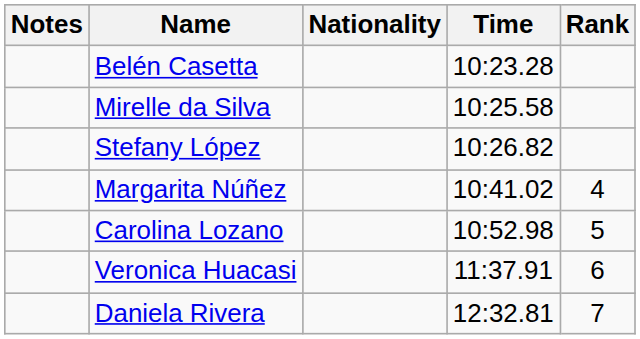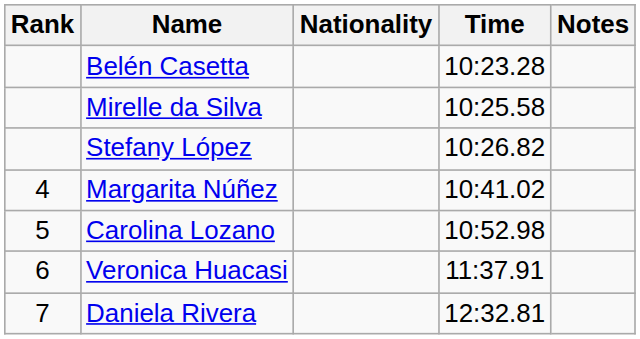columns swapped: (597, 25) <-> (47, 25)
